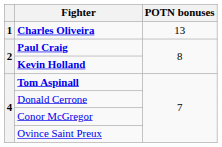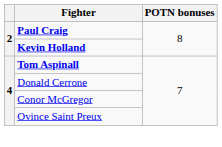- row: (56, 30)
